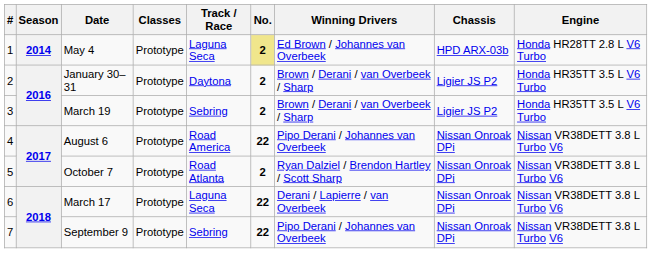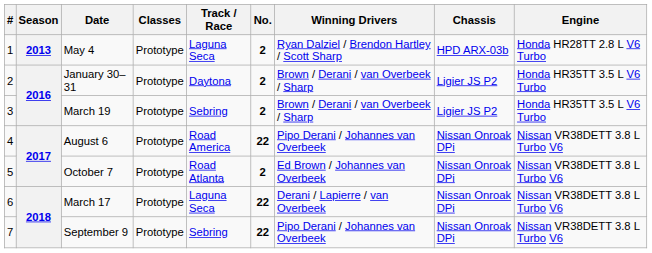(38, 50) 2014 -> (38, 50) 2013
(263, 50) khaki background -> (263, 50) no background
(341, 50) Ed Brown / Johannes van Overbeek -> (354, 50) Ryan Dalziel / Brendon Hartley / Scott Sharp
(354, 172) Ryan Dalziel / Brendon Hartley / Scott Sharp -> (341, 172) Ed Brown / Johannes van Overbeek
